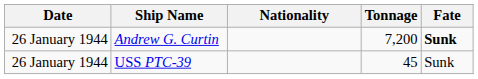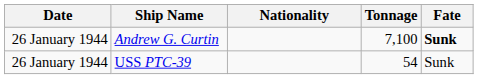(401, 39) 7,200 -> (401, 39) 7,100
(410, 62) 45 -> (410, 62) 54
